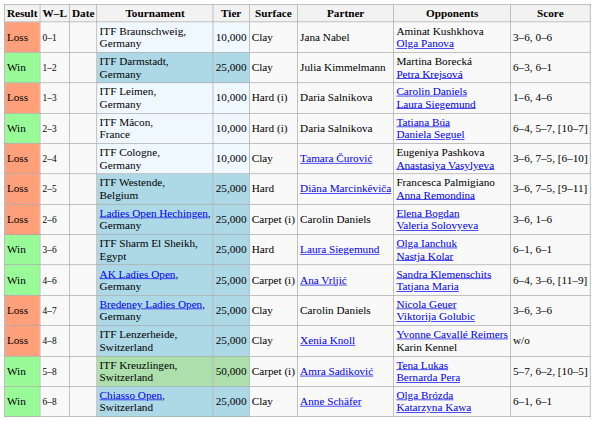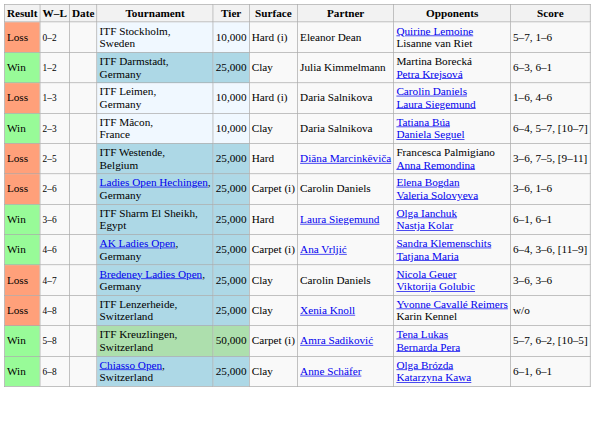- row: (143, 37)
+ row: (135, 37)
(270, 128) Hard (i) -> (262, 128) Clay
- row: (130, 158)
